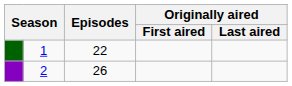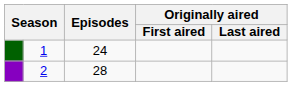(100, 50) 22 -> (100, 50) 24
(100, 71) 26 -> (100, 71) 28
